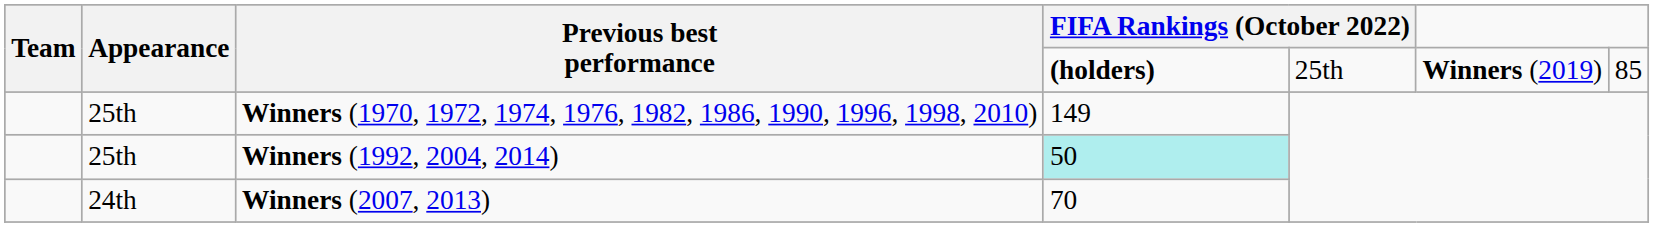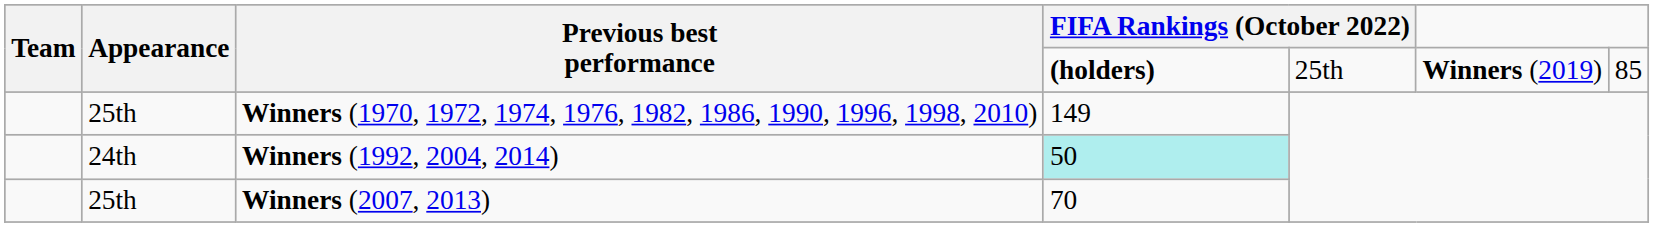(112, 156) 25th -> (112, 156) 24th
(112, 199) 24th -> (112, 199) 25th
